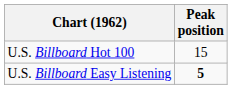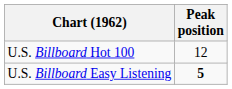(201, 52) 15 -> (201, 52) 12
